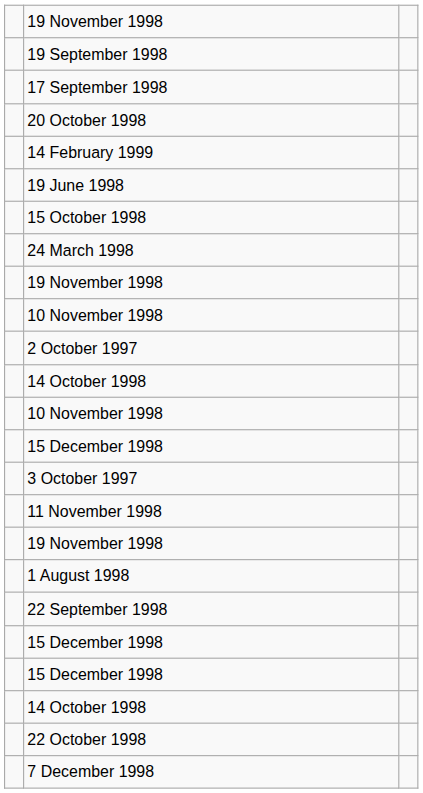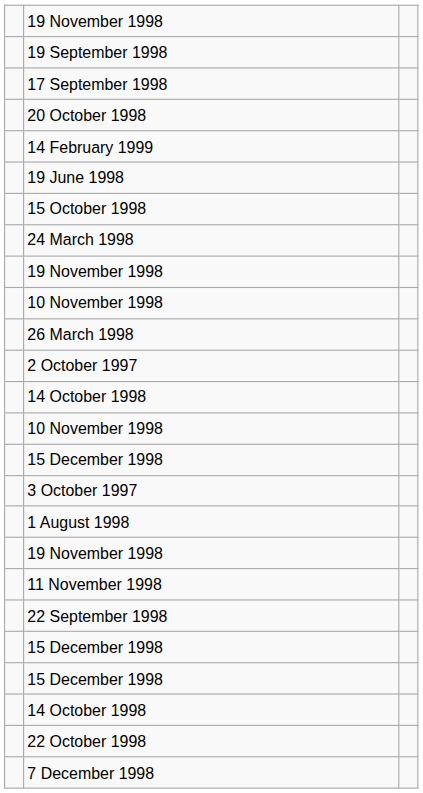+ row: (14, 334)
rows swapped: (14, 511) <-> (14, 576)
